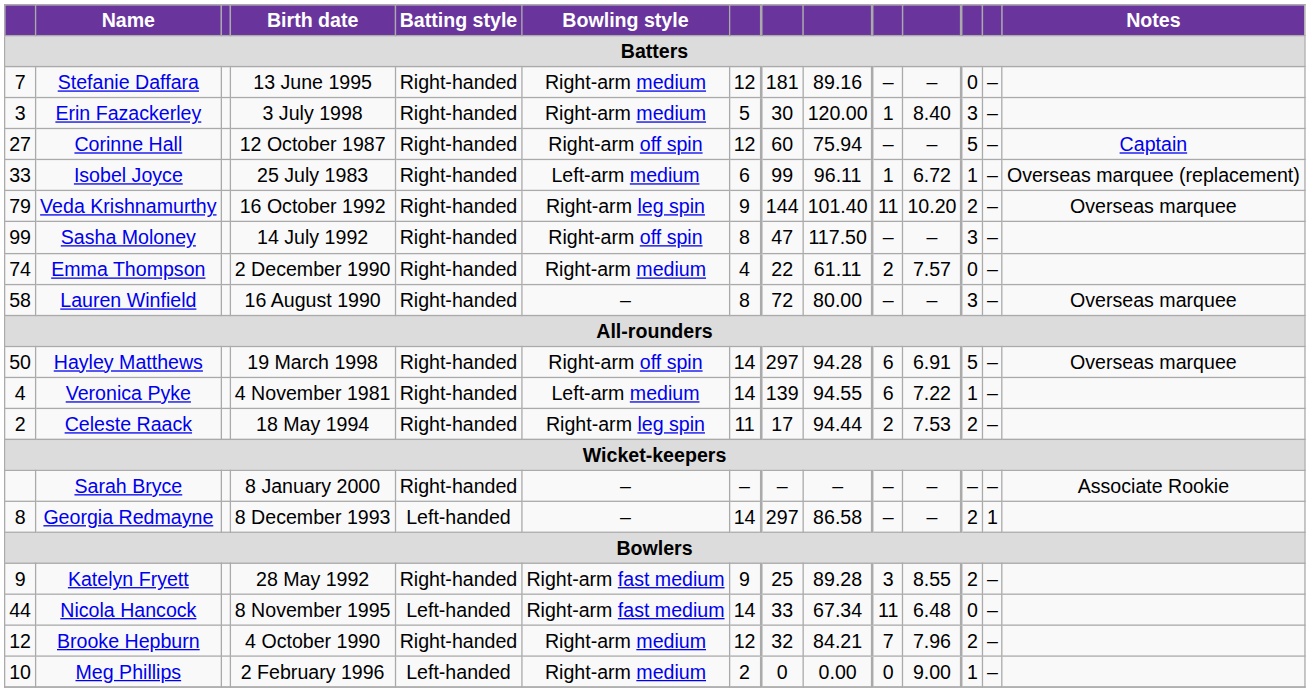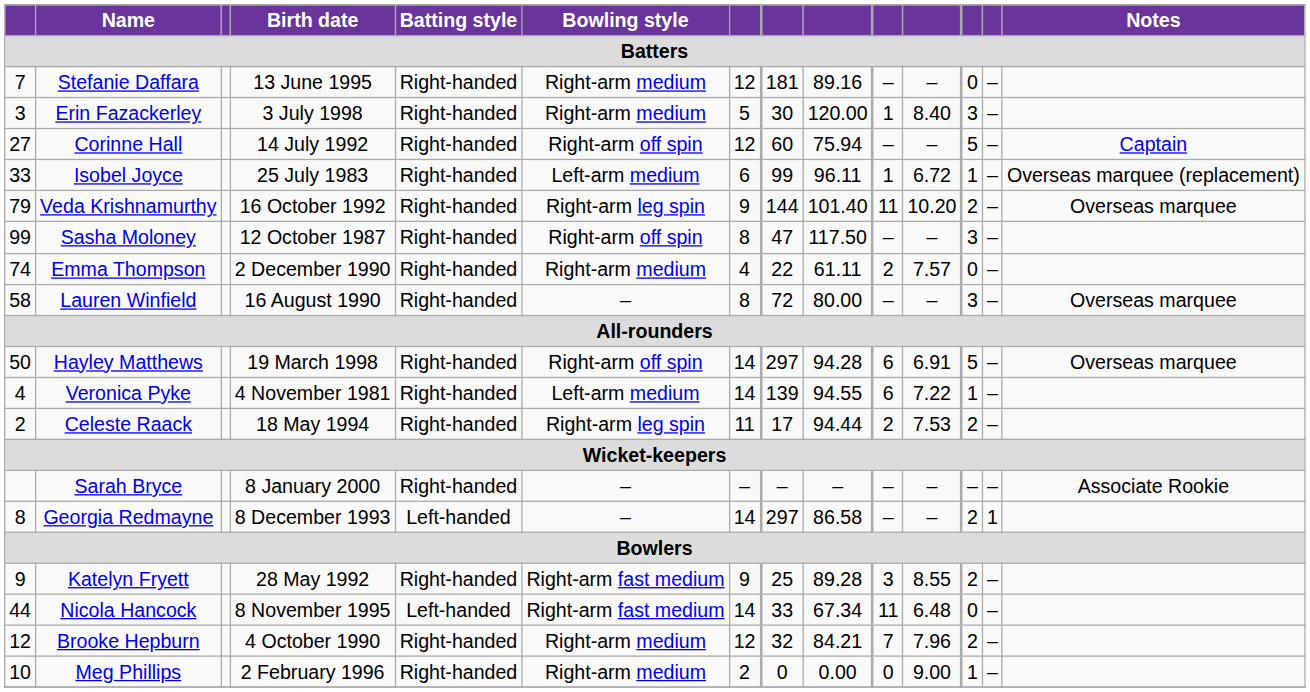(313, 145) 12 October 1987 -> (313, 145) 14 July 1992
(313, 238) 14 July 1992 -> (313, 238) 12 October 1987
(458, 672) Left-handed -> (458, 672) Right-handed
